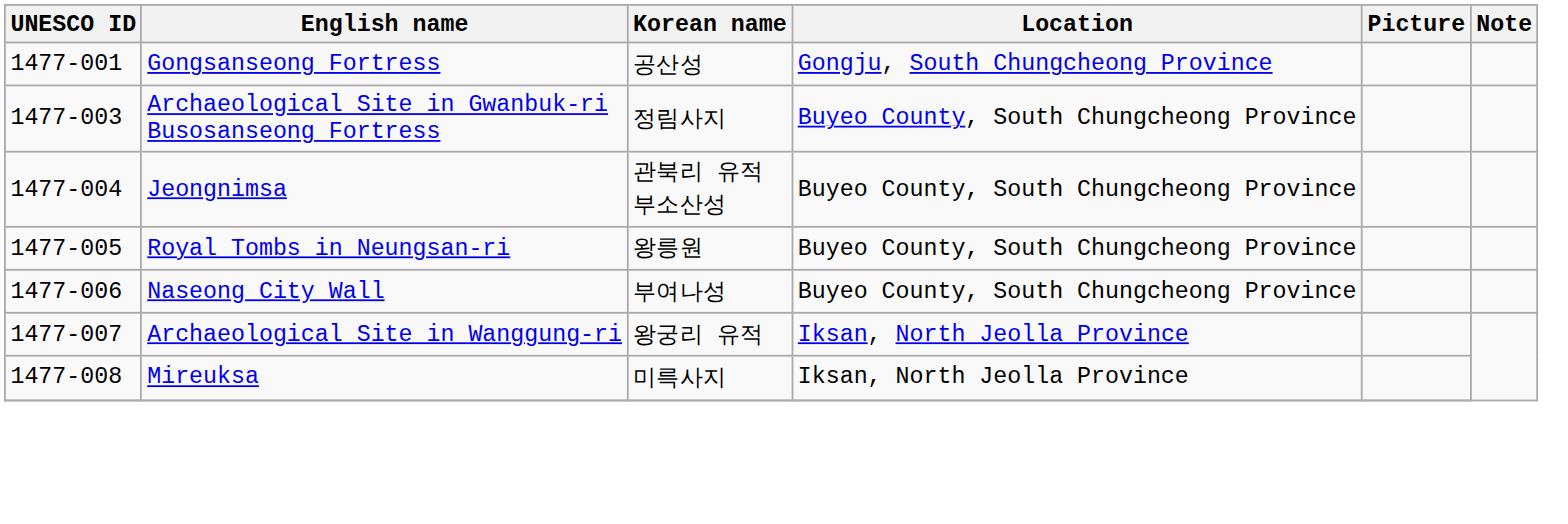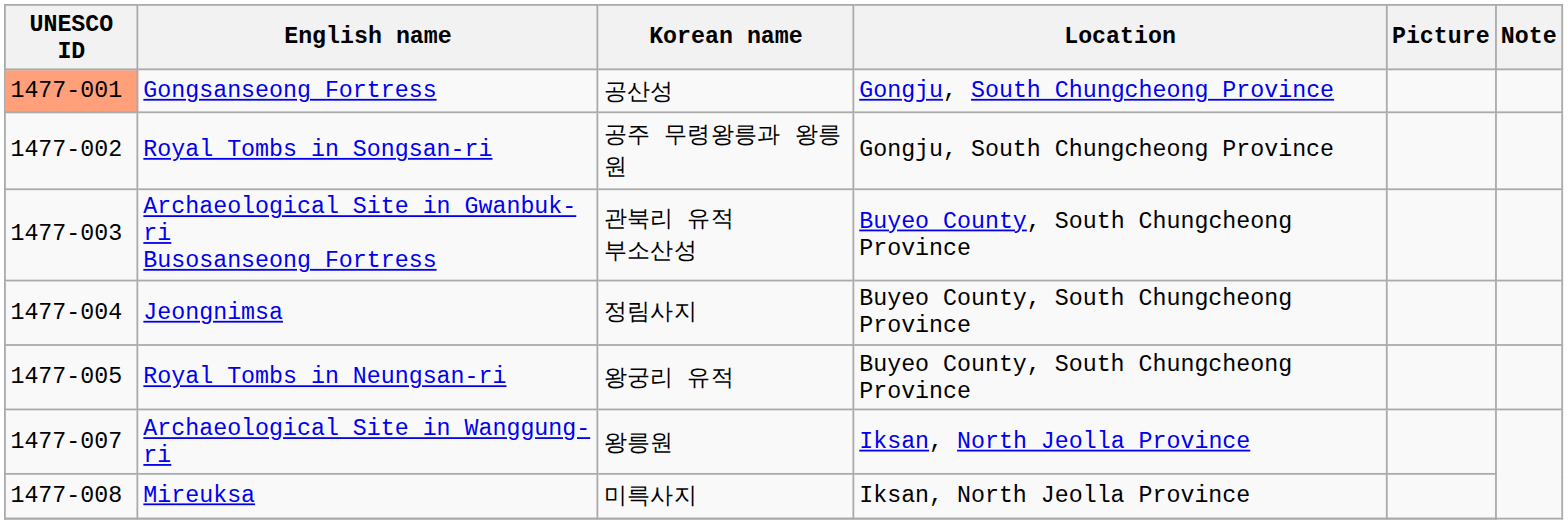(66, 64) no background -> (66, 91) lightsalmon background
+ row: (318, 151)
(680, 119) 정림사지 -> (669, 235) 관북리 유적 부소산성
(698, 190) 관북리 유적 부소산성 -> (650, 313) 정림사지
(668, 249) 왕릉원 -> (669, 378) 왕궁리 유적
- row: (266, 291)
(698, 336) 왕궁리 유적 -> (639, 443) 왕릉원
